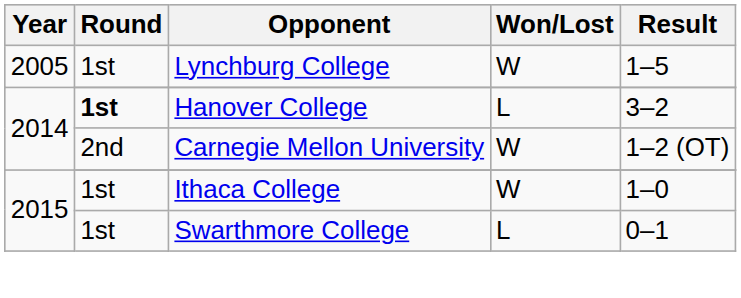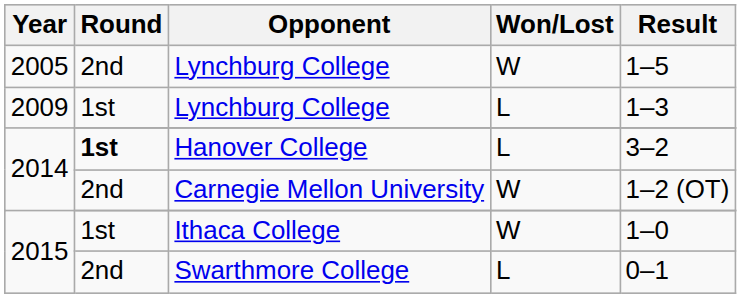(98, 66) 1st -> (102, 66) 2nd
+ row: (40, 107)
(98, 230) 1st -> (102, 271) 2nd
